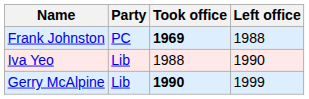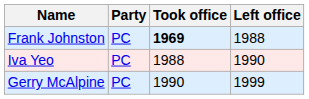(121, 60) Lib -> (121, 60) PC
(121, 82) Lib -> (121, 82) PC
(169, 82) bold -> (169, 82) normal
